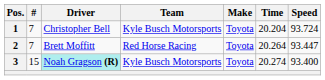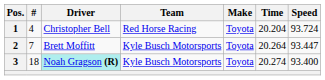(31, 29) 7 -> (31, 29) 4
(172, 29) Kyle Busch Motorsports -> (160, 29) Red Horse Racing
(160, 46) Red Horse Racing -> (172, 46) Kyle Busch Motorsports
(34, 62) 15 -> (34, 62) 18
